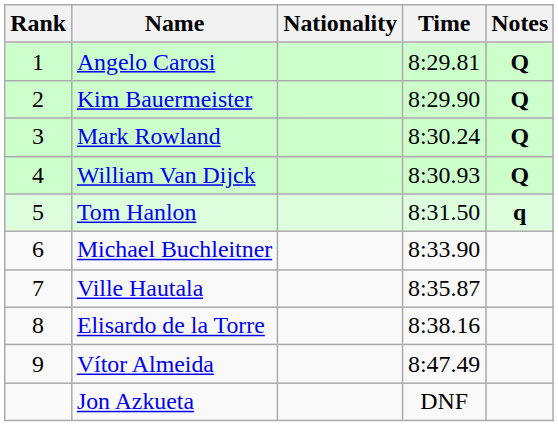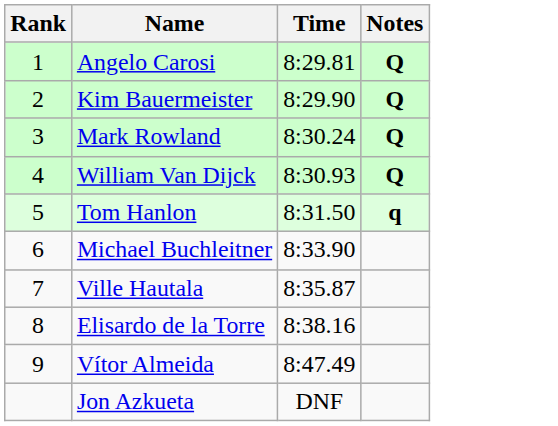- column: (340, 23)
